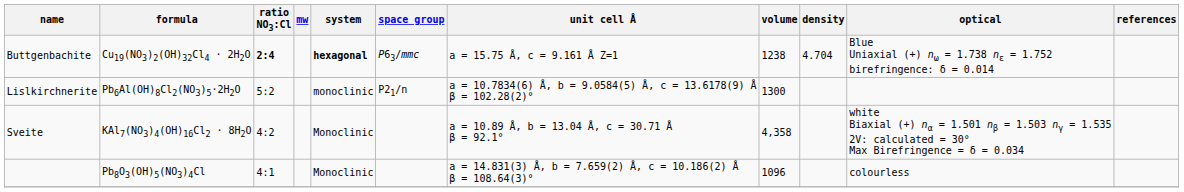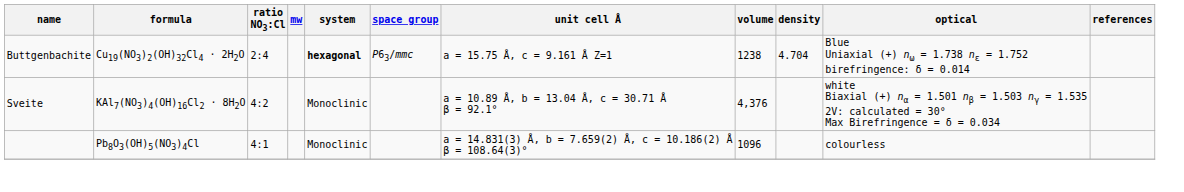(265, 56) bold -> (259, 56) normal
- row: (52, 91)
(776, 132) 4,358 -> (752, 104) 4,376
